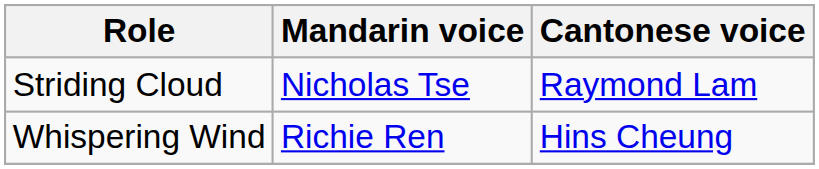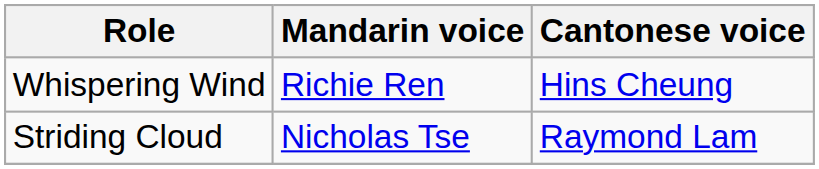rows swapped: (139, 137) <-> (118, 84)
